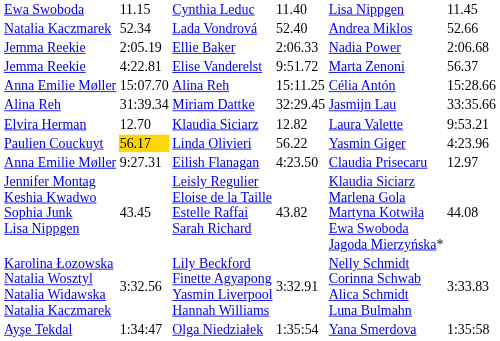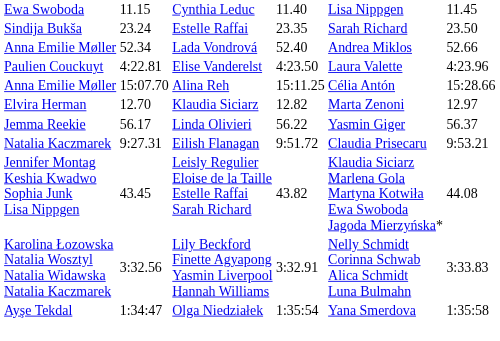+ row: (210, 28)
(58, 28) Natalia Kaczmarek -> (60, 47) Anna Emilie Møller
- row: (204, 47)
(45, 66) Jemma Reekie -> (54, 66) Paulien Couckuyt
(297, 66) 9:51.72 -> (297, 66) 4:23.50
(367, 66) Marta Zenoni -> (365, 66) Laura Valette
(463, 66) 56.37 -> (467, 66) 4:23.96
- row: (213, 105)
(366, 124) Laura Valette -> (366, 105) Marta Zenoni
(468, 124) 9:53.21 -> (462, 105) 12.97
(54, 143) Paulien Couckuyt -> (45, 124) Jemma Reekie
(135, 143) gold background -> (135, 124) no background
(468, 143) 4:23.96 -> (462, 124) 56.37
(60, 162) Anna Emilie Møller -> (58, 143) Natalia Kaczmarek
(297, 162) 4:23.50 -> (297, 143) 9:51.72
(463, 162) 12.97 -> (467, 143) 9:53.21
